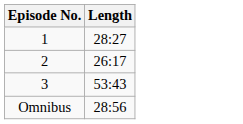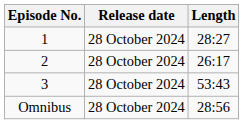+ column: (136, 15)
